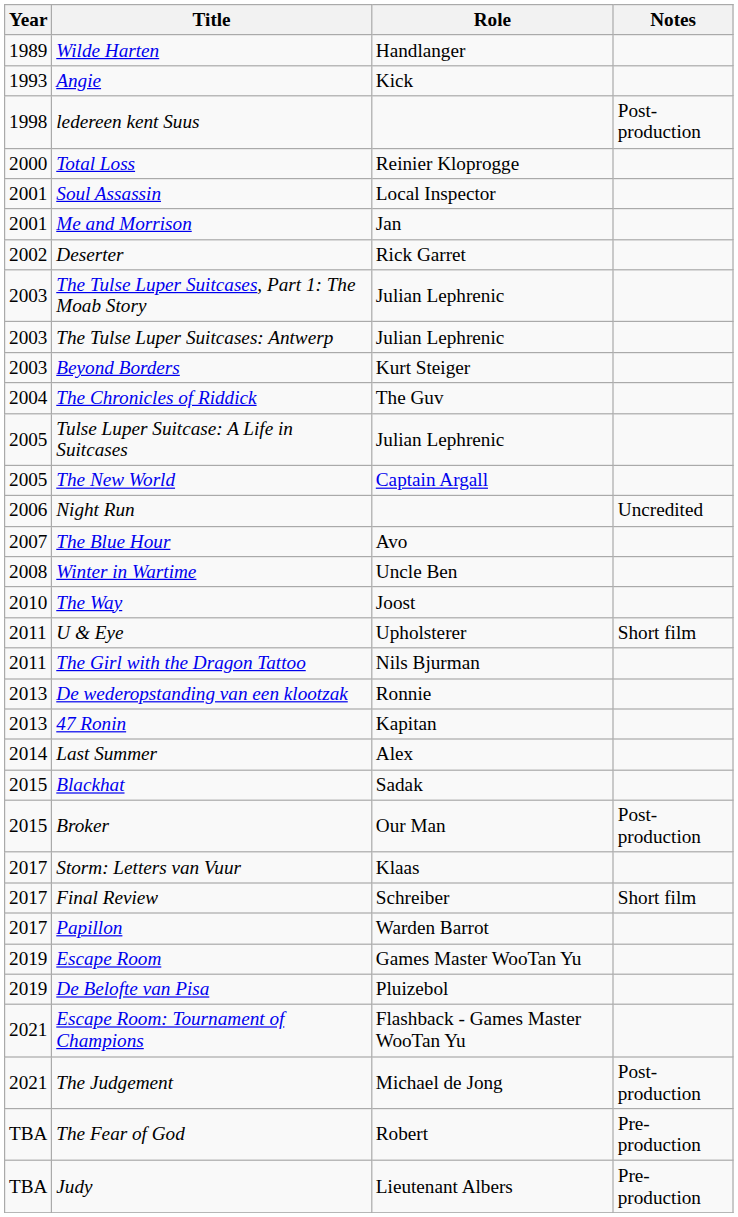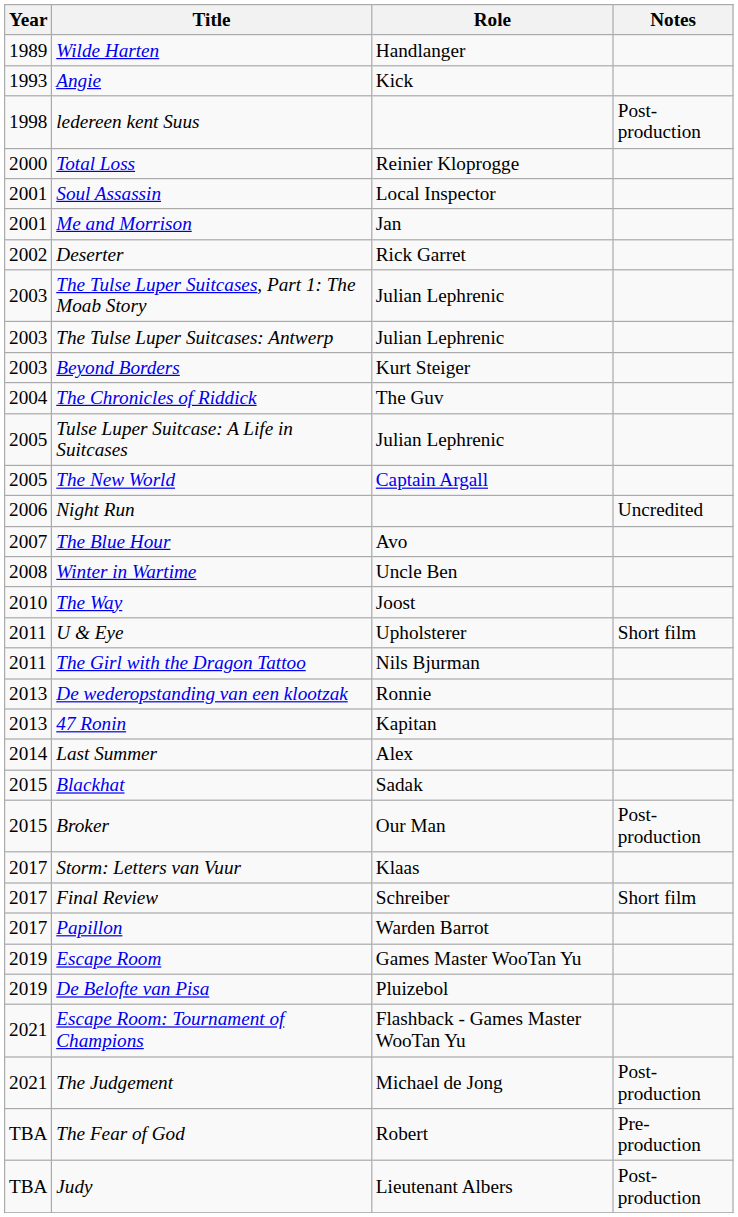(659, 1186) Pre-production -> (659, 1186) Post-production
